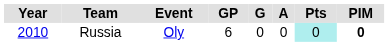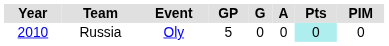(228, 32) 6 -> (228, 32) 5
(361, 32) bold -> (361, 32) normal
